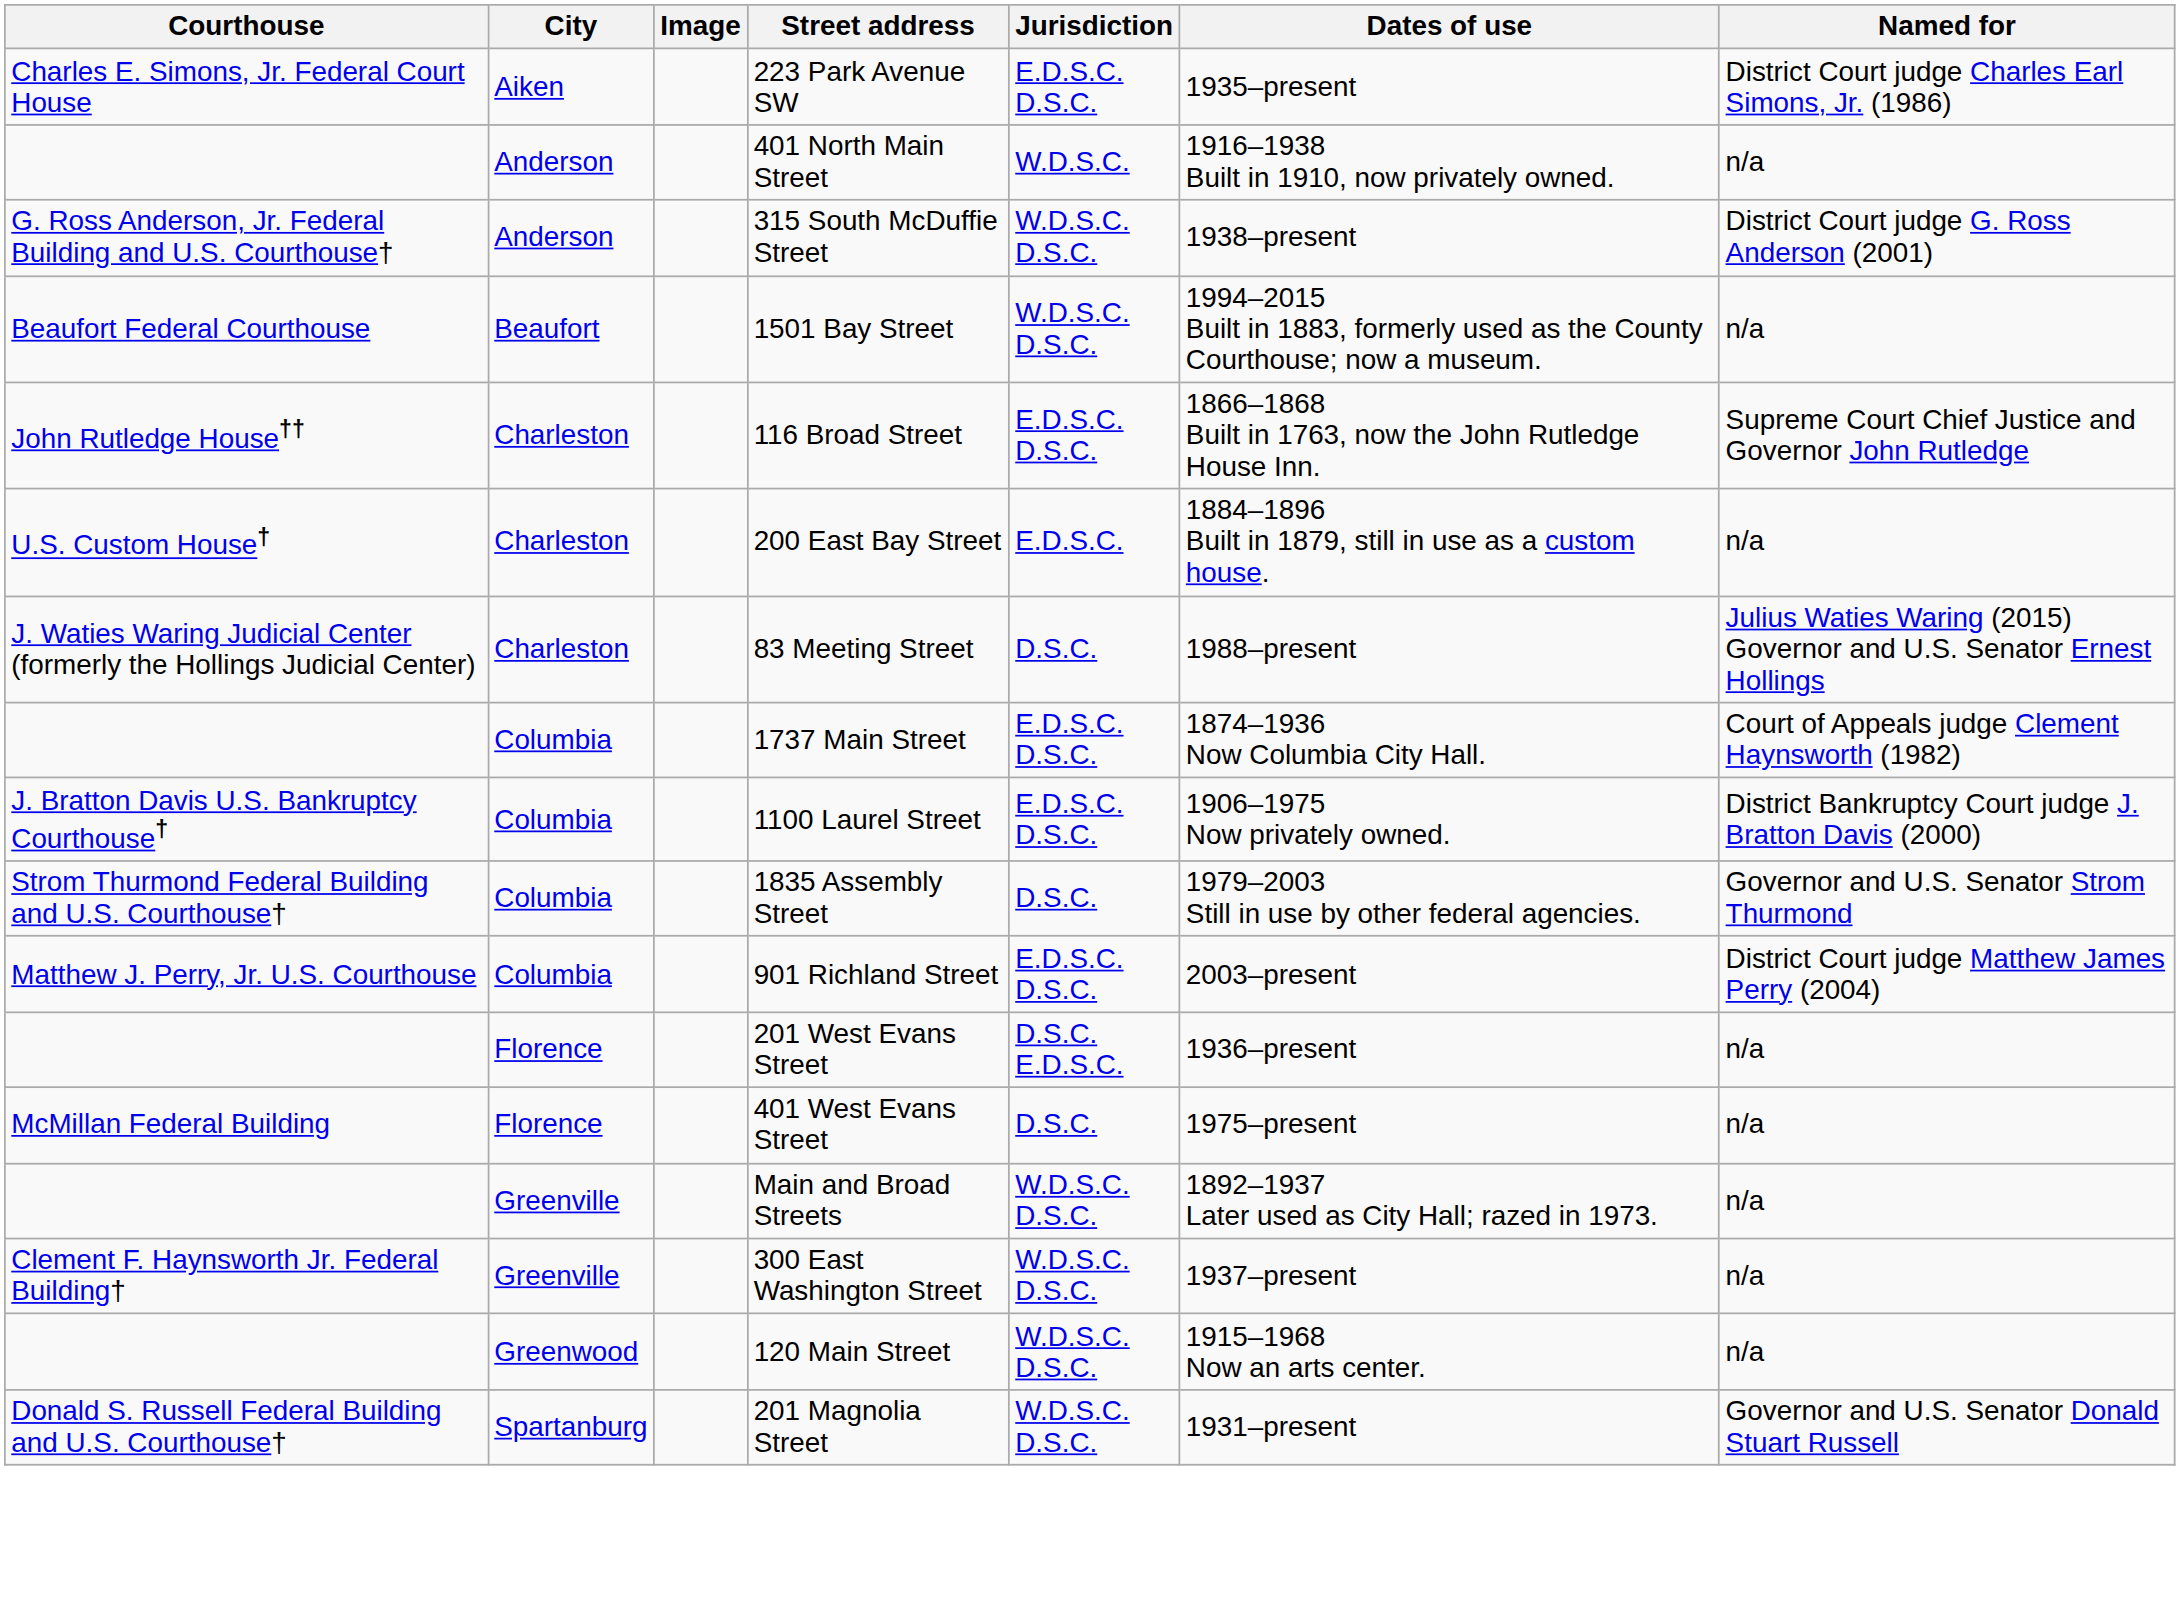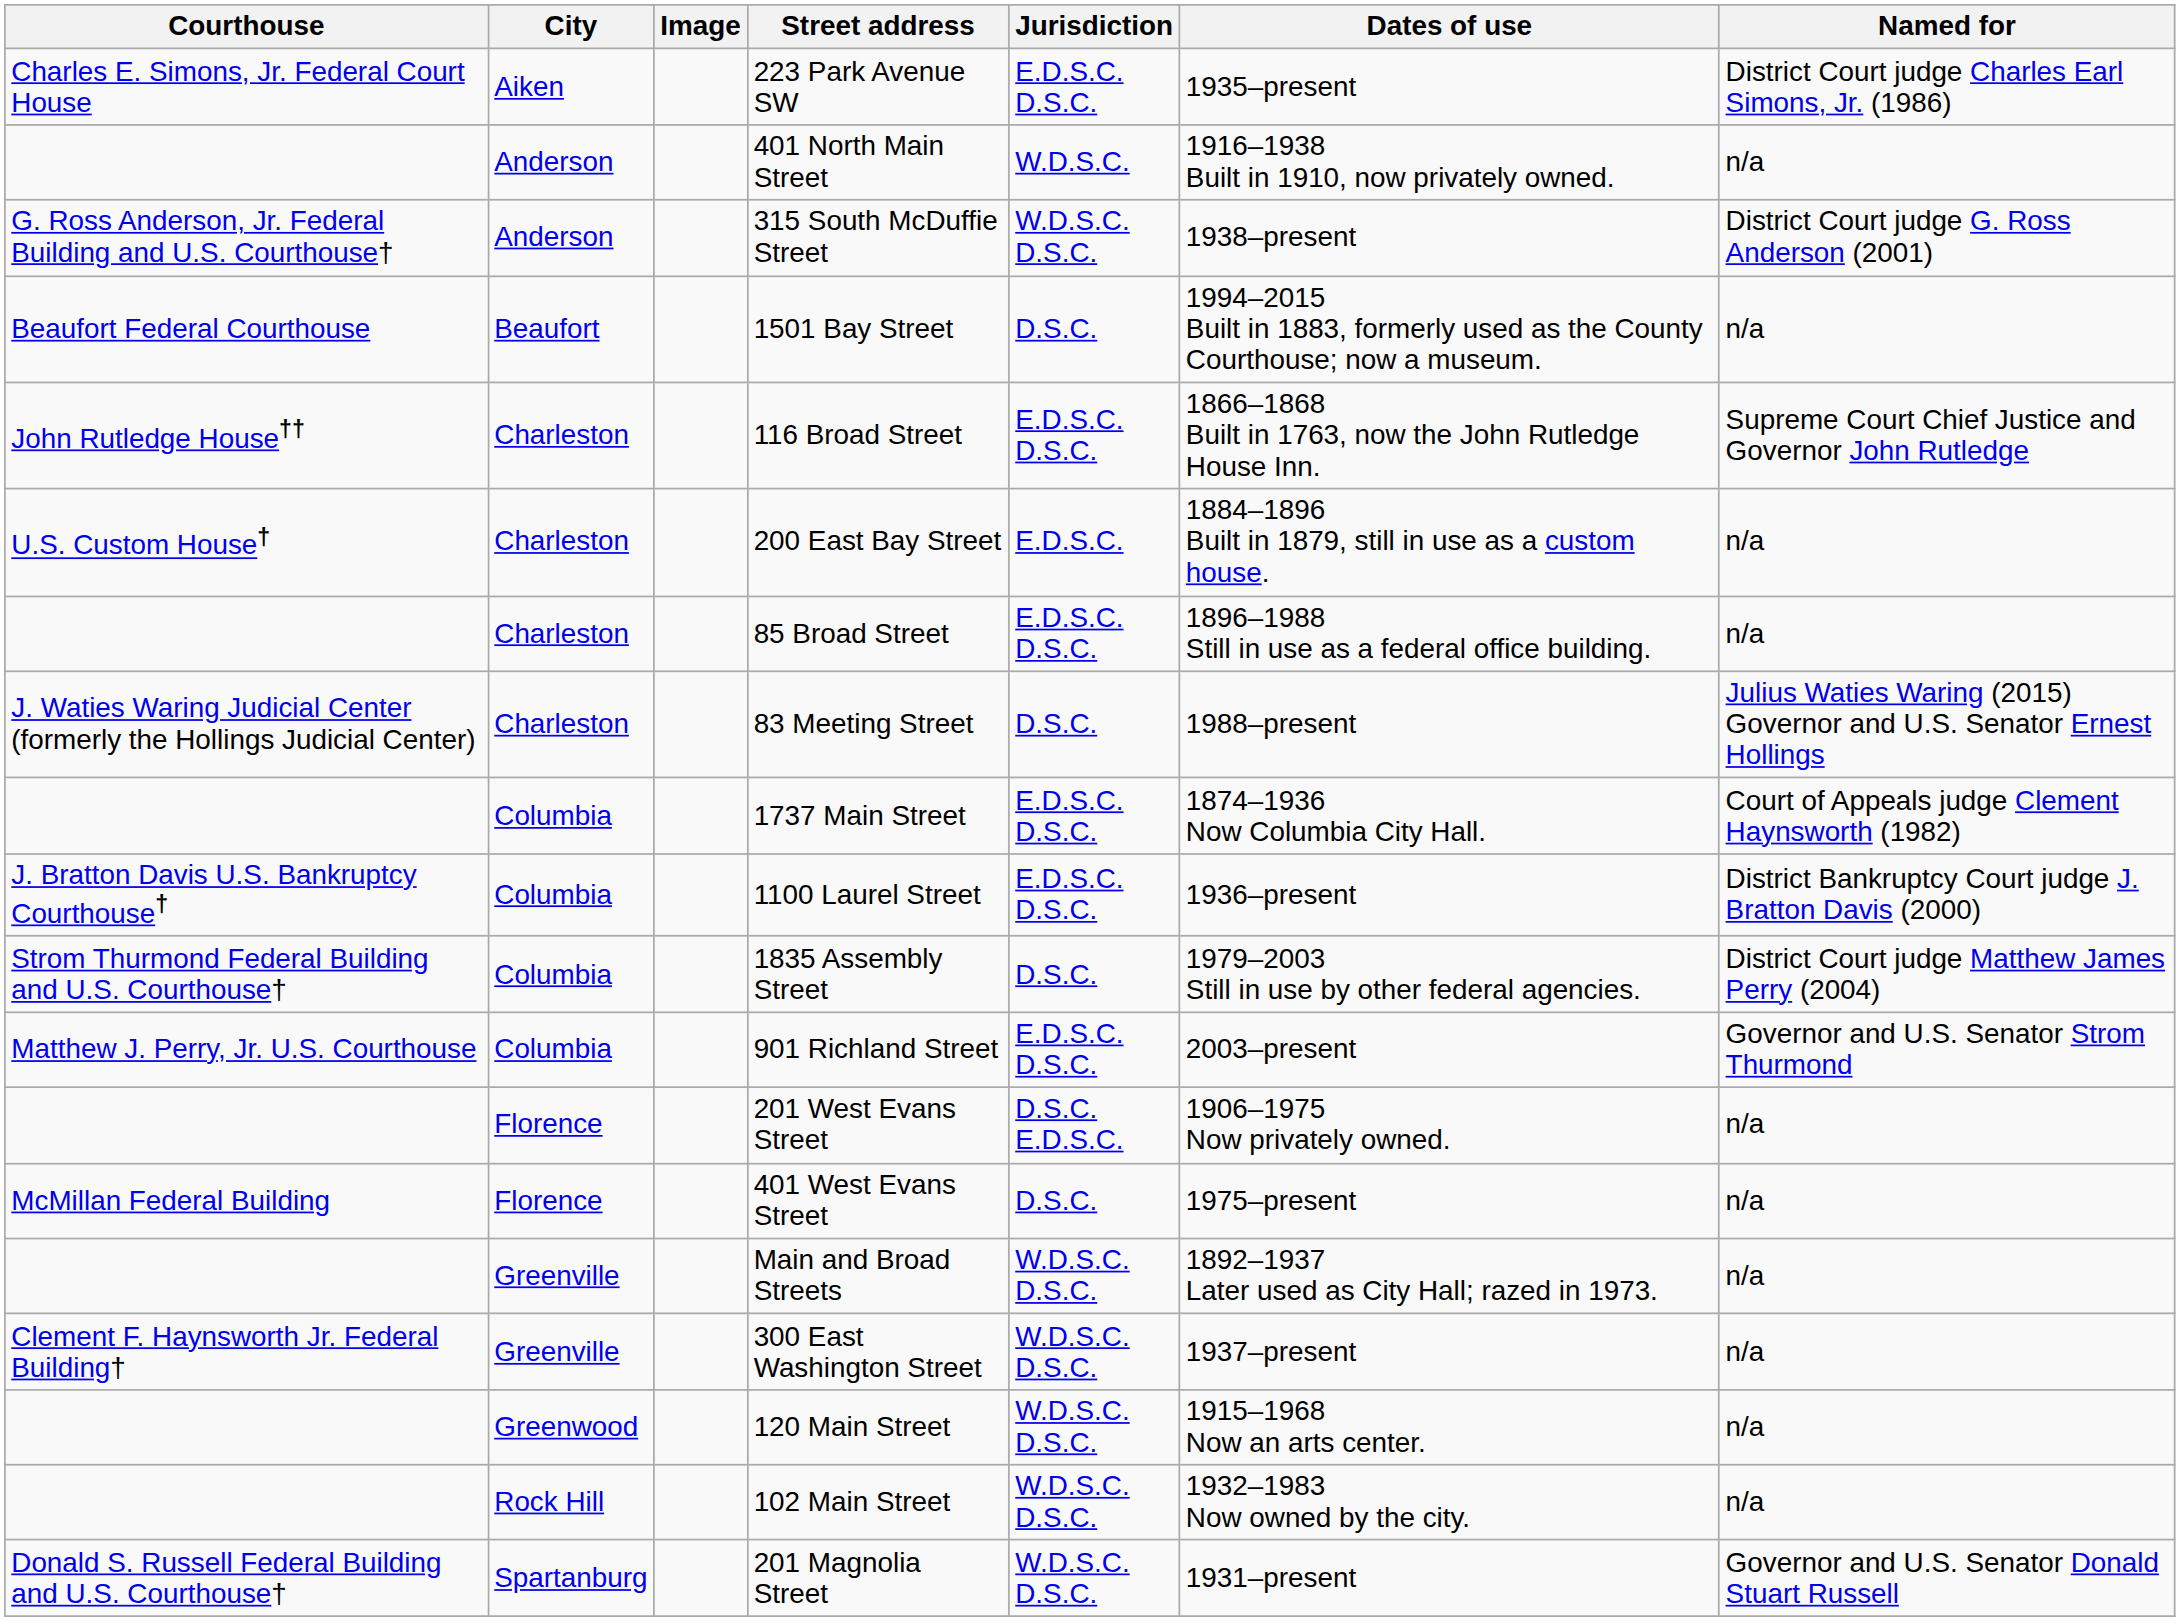(1072, 328) W.D.S.C. D.S.C. -> (1056, 328) D.S.C.
+ row: (851, 633)
(1318, 819) 1906–1975 Now privately owned. -> (1271, 894) 1936–present
(1935, 898) Governor and U.S. Senator Strom Thurmond -> (1945, 973) District Court judge Matthew James Perry (2004)
(1945, 973) District Court judge Matthew James Perry (2004) -> (1935, 1049) Governor and U.S. Senator Strom Thurmond
(1271, 1049) 1936–present -> (1318, 1124) 1906–1975 Now privately owned.
+ row: (852, 1502)
